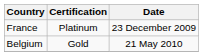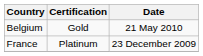rows swapped: (25, 43) <-> (22, 28)
